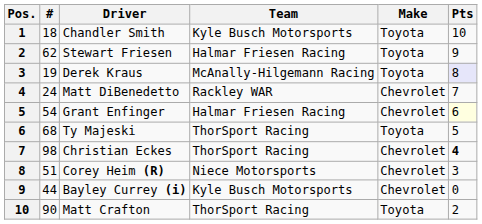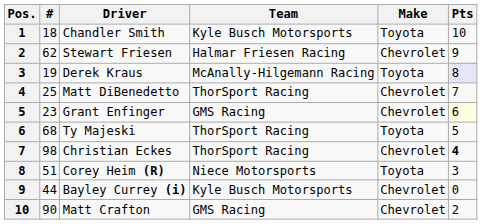(402, 54) Toyota -> (413, 54) Chevrolet
(50, 93) 24 -> (50, 93) 25
(232, 93) Rackley WAR -> (251, 93) ThorSport Racing
(50, 112) 54 -> (50, 112) 23
(269, 112) Halmar Friesen Racing -> (229, 112) GMS Racing
(413, 171) Chevrolet -> (402, 171) Toyota
(251, 210) ThorSport Racing -> (229, 210) GMS Racing
(402, 210) Toyota -> (413, 210) Chevrolet
